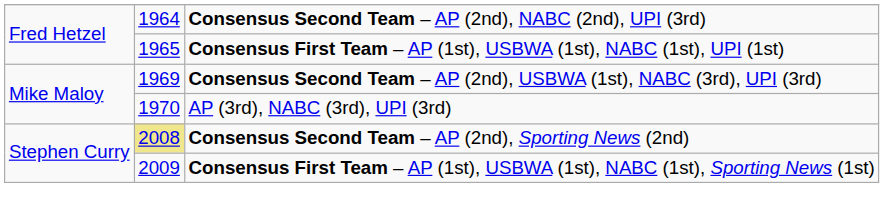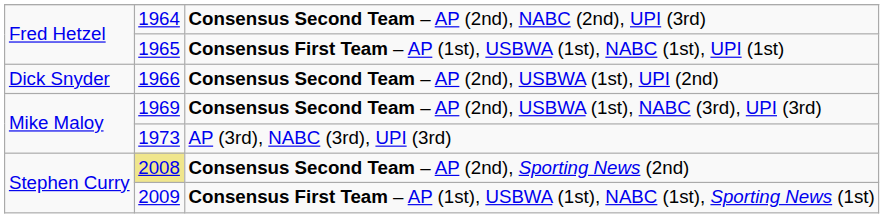+ row: (454, 78)
(159, 108) 1970 -> (159, 138) 1973
